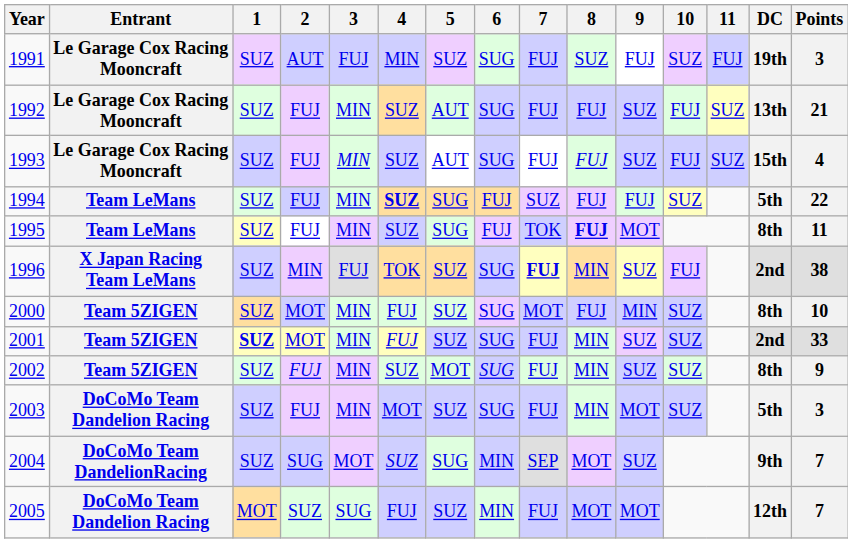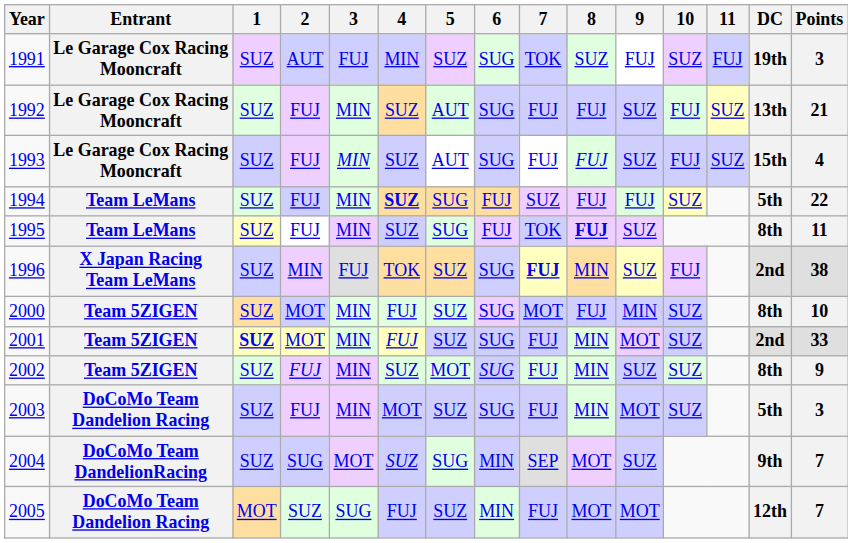(543, 59) FUJ -> (543, 59) TOK
(640, 230) MOT -> (640, 230) SUZ
(640, 340) SUZ -> (640, 340) MOT
